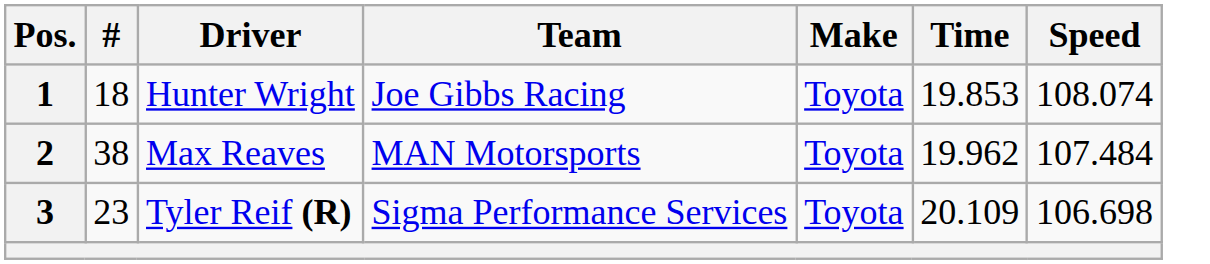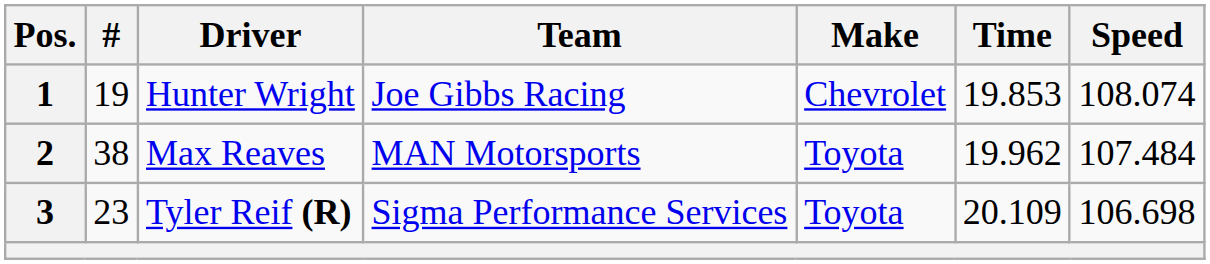(111, 93) 18 -> (111, 93) 19
(854, 93) Toyota -> (875, 93) Chevrolet
